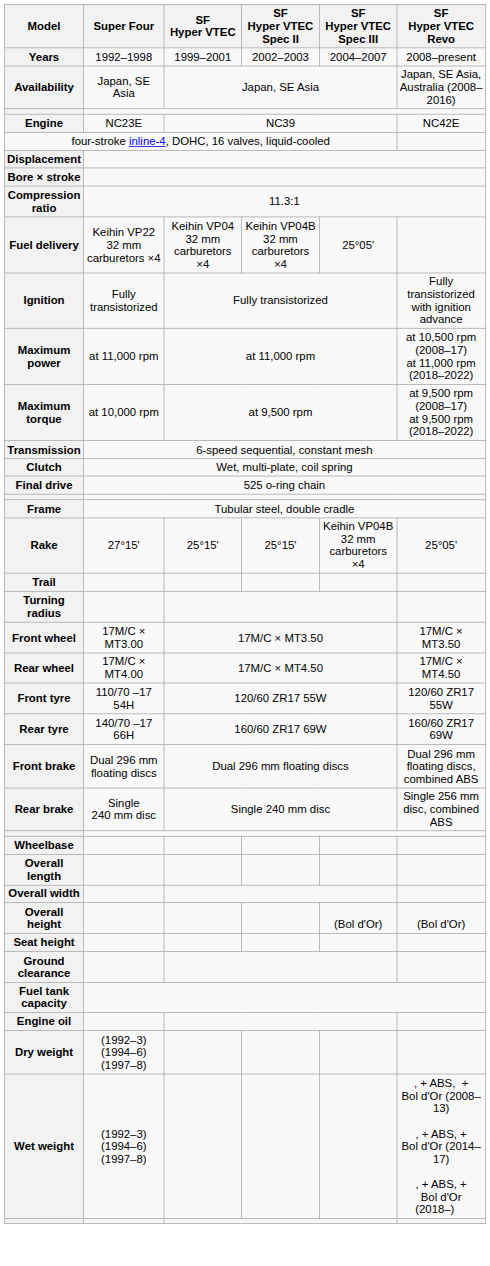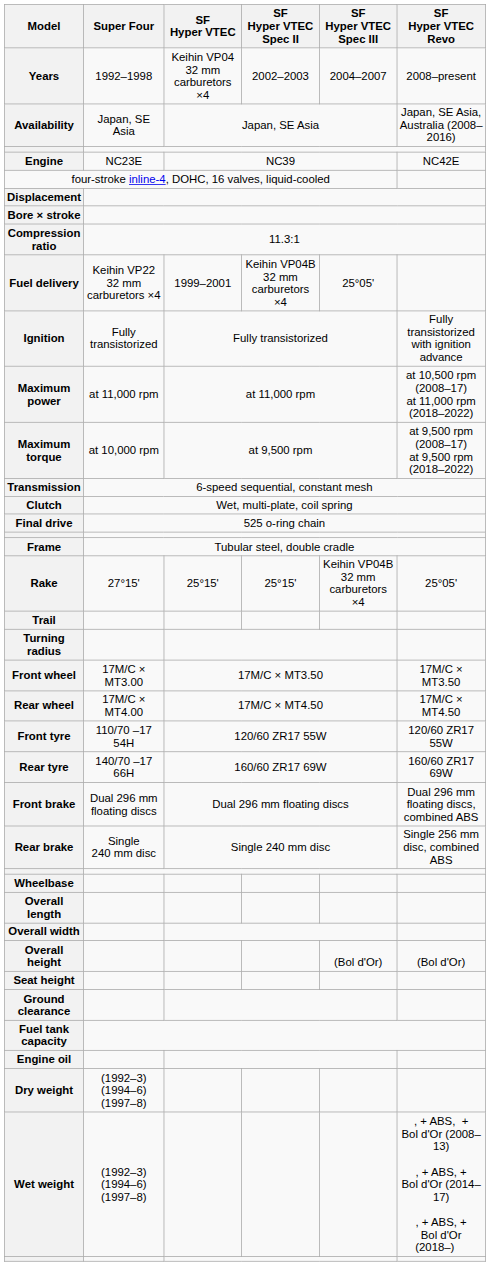(203, 57) 1999–2001 -> (203, 76) Keihin VP04 32 mm carburetors ×4
(203, 245) Keihin VP04 32 mm carburetors ×4 -> (203, 283) 1999–2001
